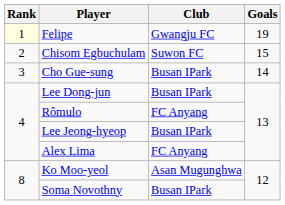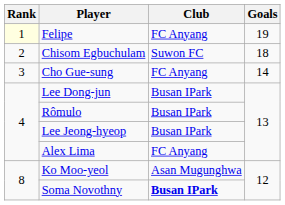(183, 33) Gwangju FC -> (179, 33) FC Anyang
(262, 53) 15 -> (262, 53) 18
(181, 72) Busan IPark -> (179, 72) FC Anyang
(179, 111) FC Anyang -> (181, 111) Busan IPark
(181, 190) normal -> (184, 190) bold
